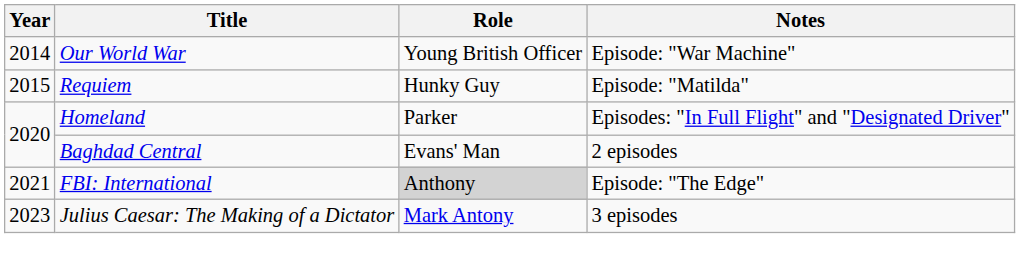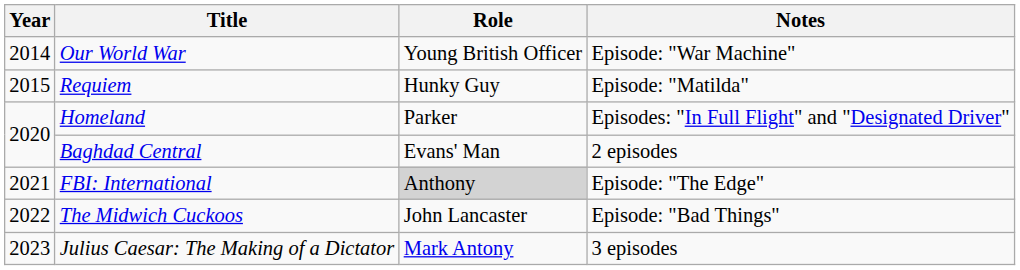+ row: (151, 215)
